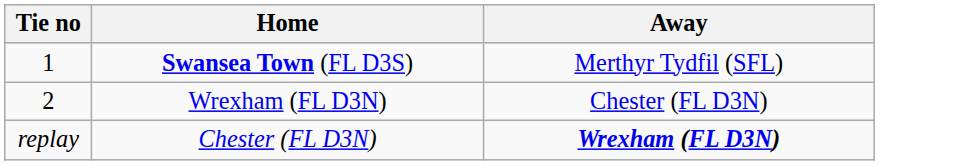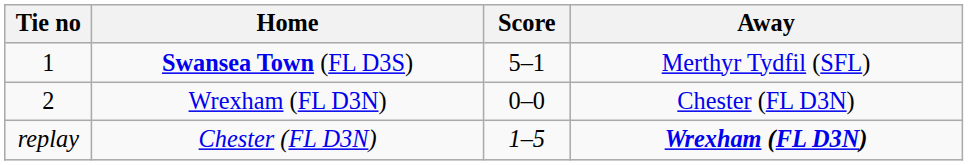+ column: (527, 23)
